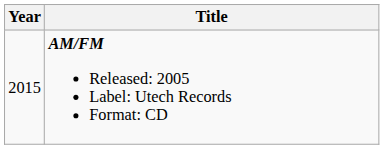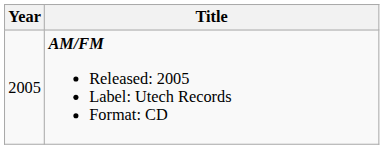(25, 87) 2015 -> (25, 87) 2005
